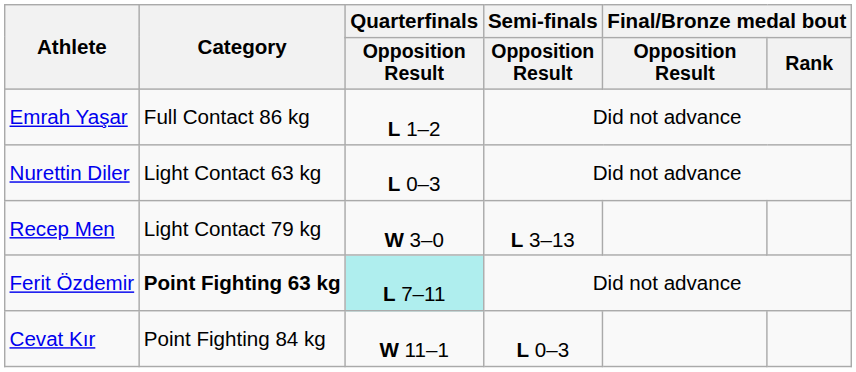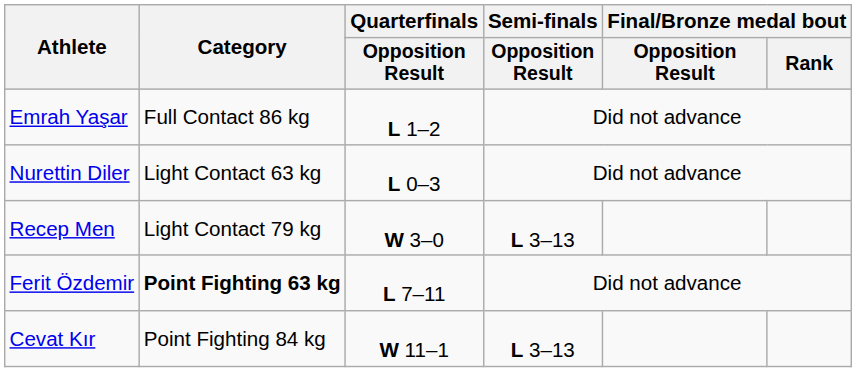(414, 295) paleturquoise background -> (414, 295) no background
(543, 351) L 0–3 -> (543, 351) L 3–13
